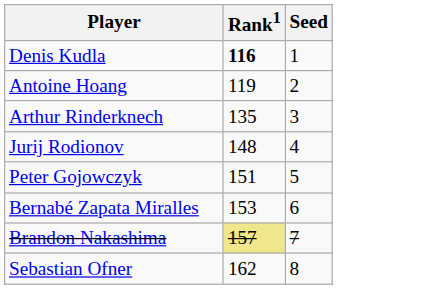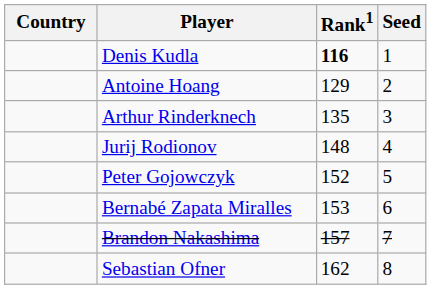+ column: (51, 22)
(242, 85) 119 -> (335, 85) 129
(242, 177) 151 -> (335, 177) 152
(242, 238) khaki background -> (335, 238) no background
